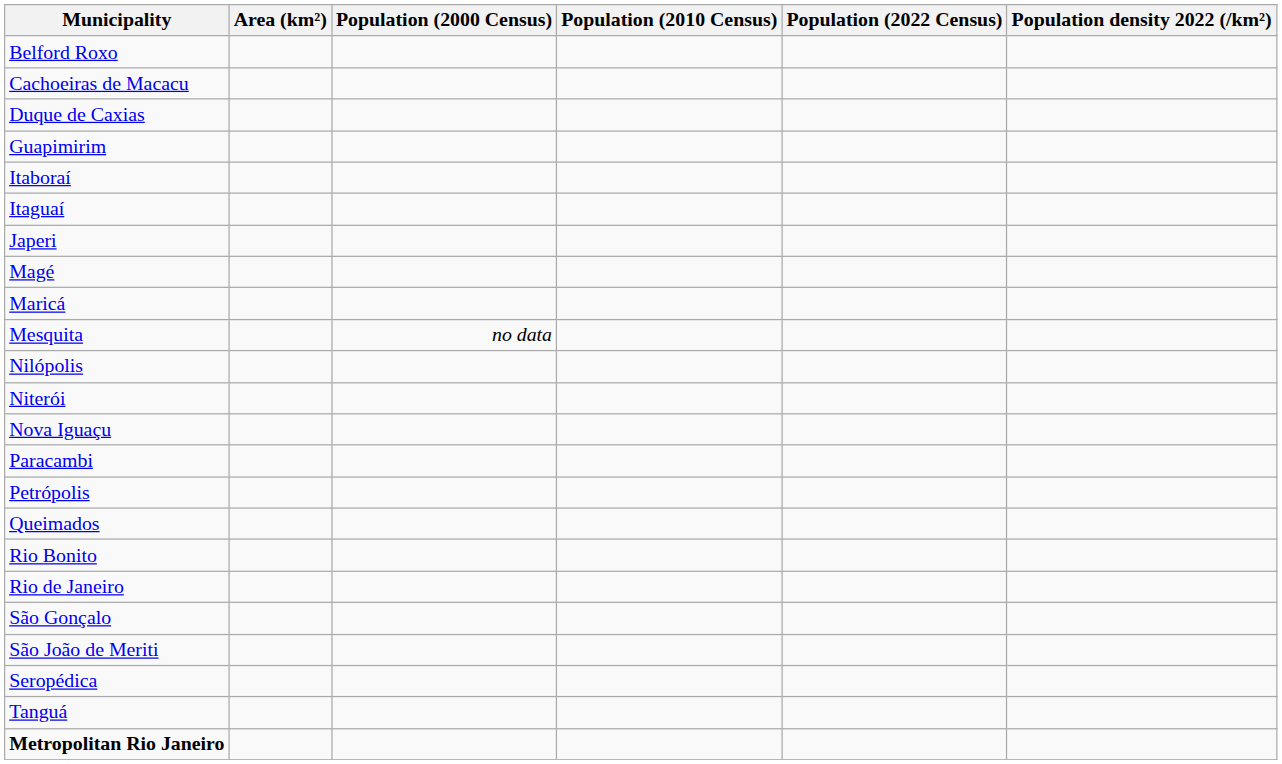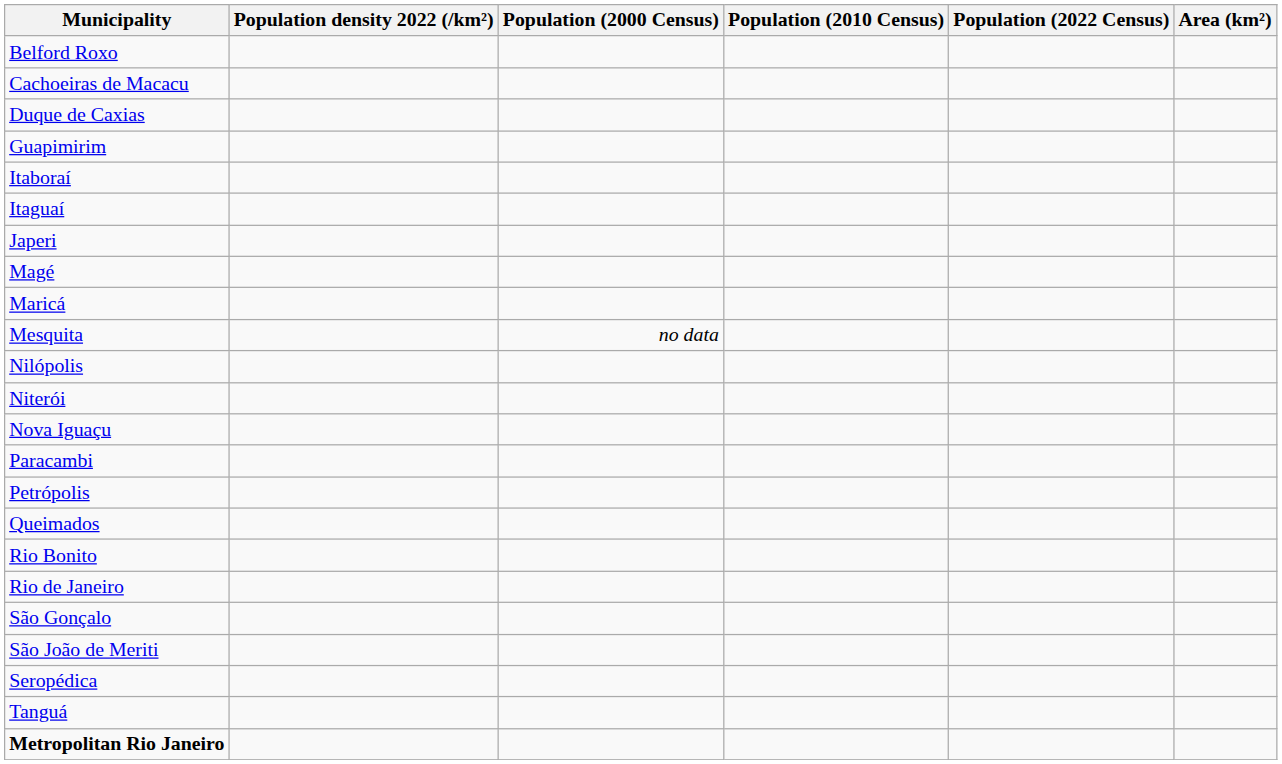columns swapped: (280, 20) <-> (1142, 20)
